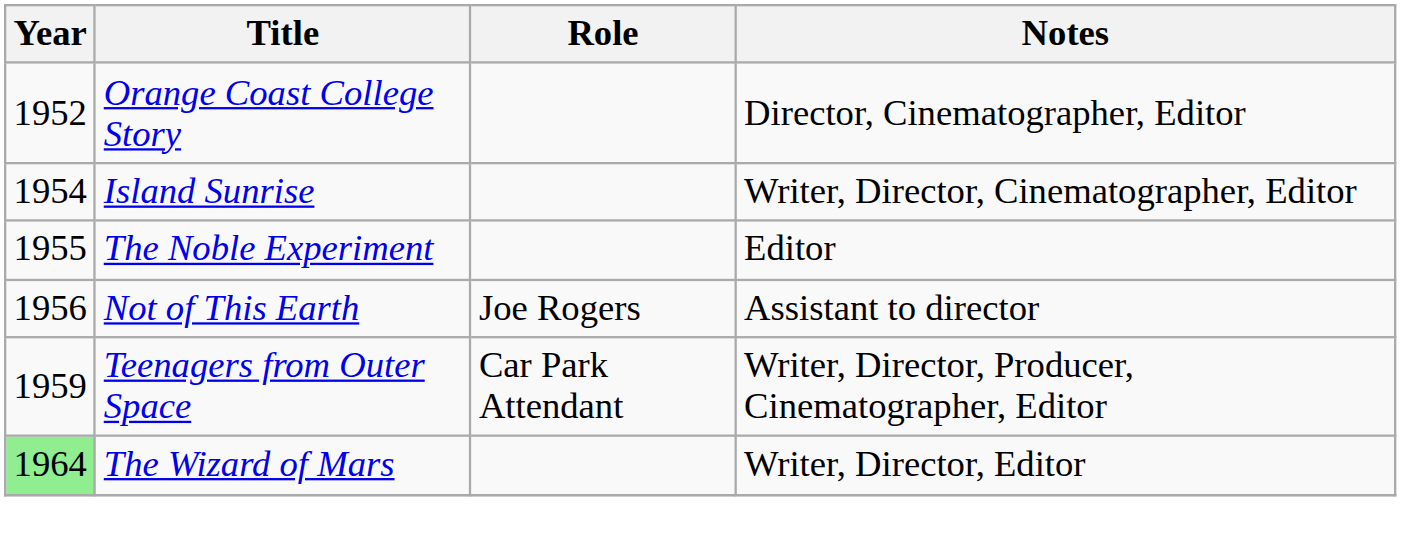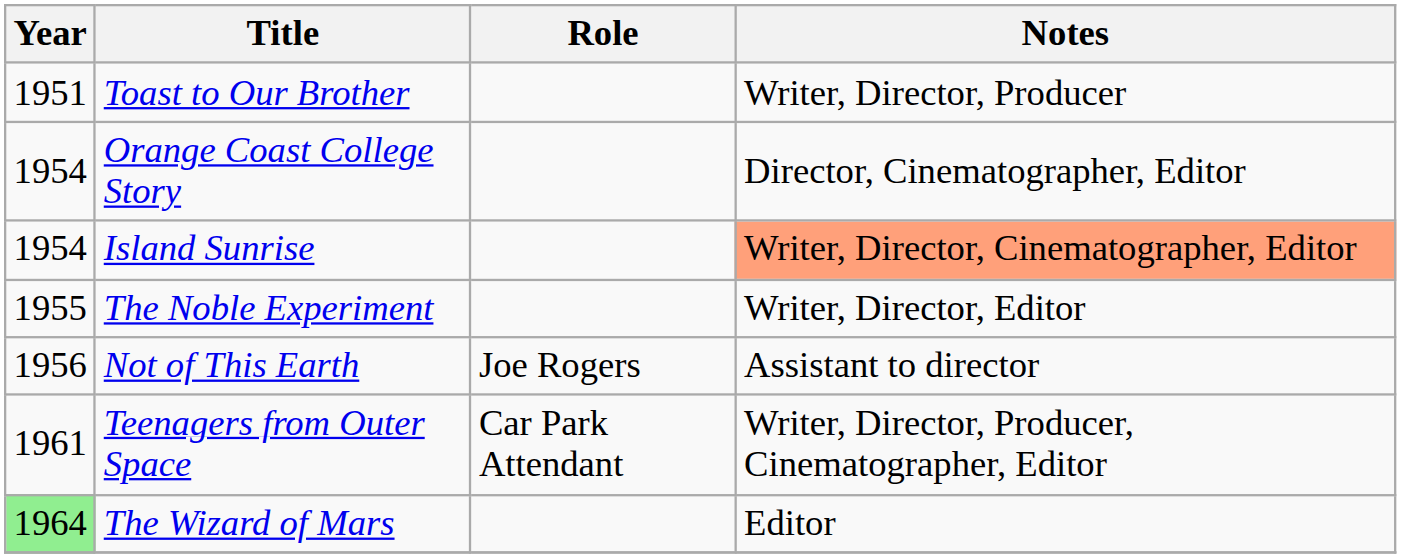+ row: (257, 91)
(50, 112) 1952 -> (50, 170) 1954
(1050, 190) no background -> (1050, 249) lightsalmon background
(790, 249) Editor -> (915, 307) Writer, Director, Editor
(50, 385) 1959 -> (50, 444) 1961
(915, 464) Writer, Director, Editor -> (790, 522) Editor
